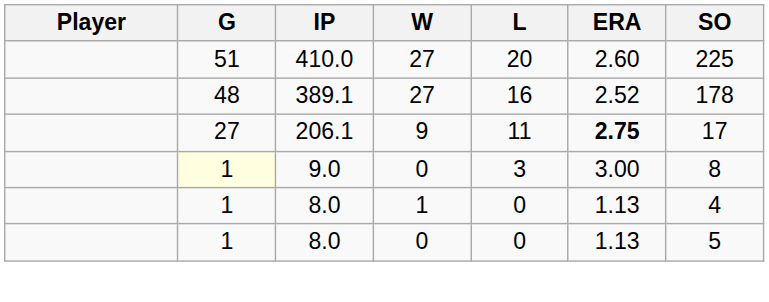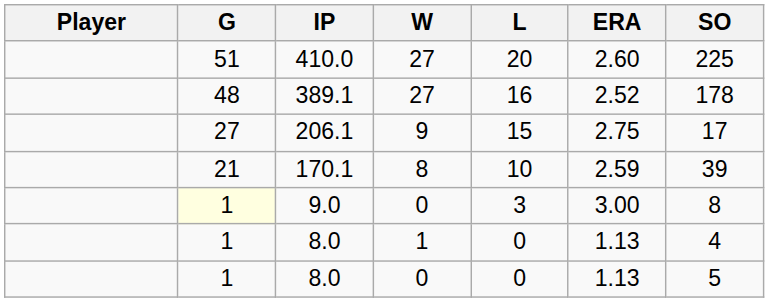(520, 132) 11 -> (520, 132) 15
(617, 132) bold -> (617, 132) normal
+ row: (324, 168)
